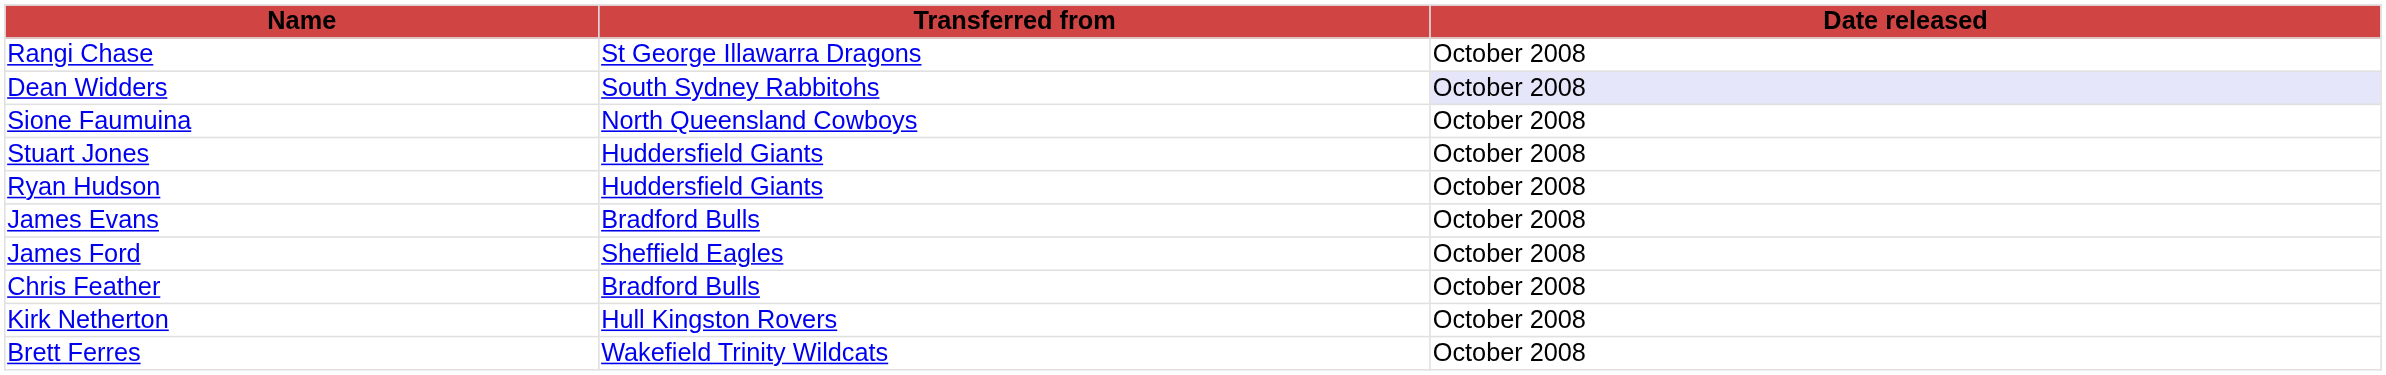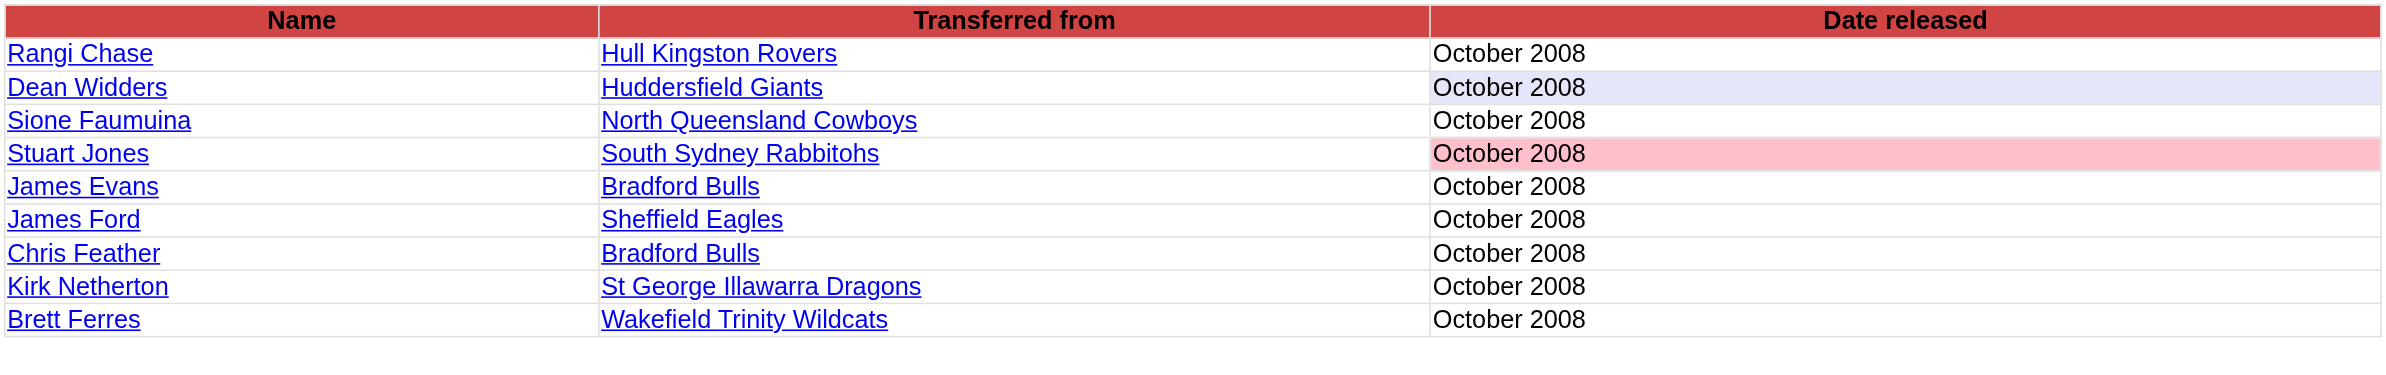(761, 54) St George Illawarra Dragons -> (719, 54) Hull Kingston Rovers
(740, 87) South Sydney Rabbitohs -> (712, 87) Huddersfield Giants
(712, 153) Huddersfield Giants -> (740, 153) South Sydney Rabbitohs
(1509, 153) no background -> (1509, 153) pink background
- row: (84, 186)
(719, 319) Hull Kingston Rovers -> (761, 286) St George Illawarra Dragons
